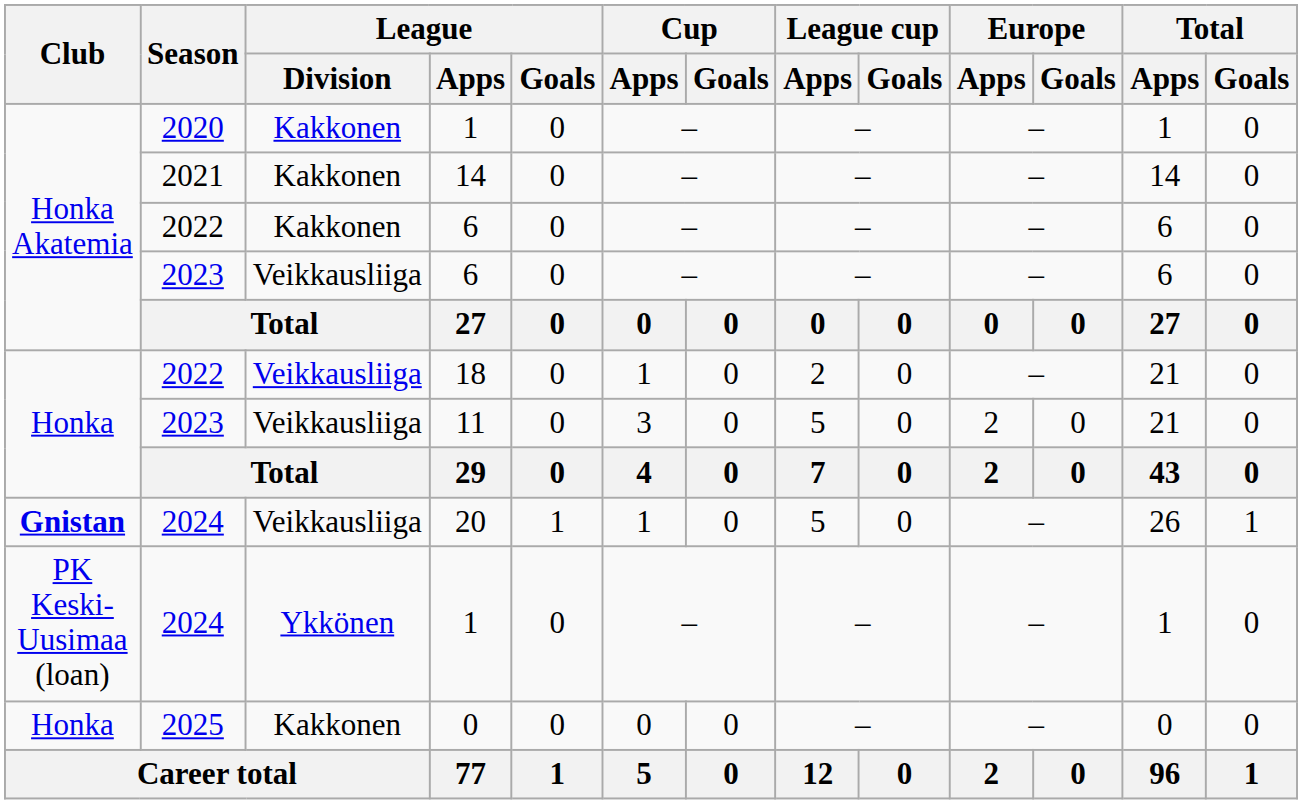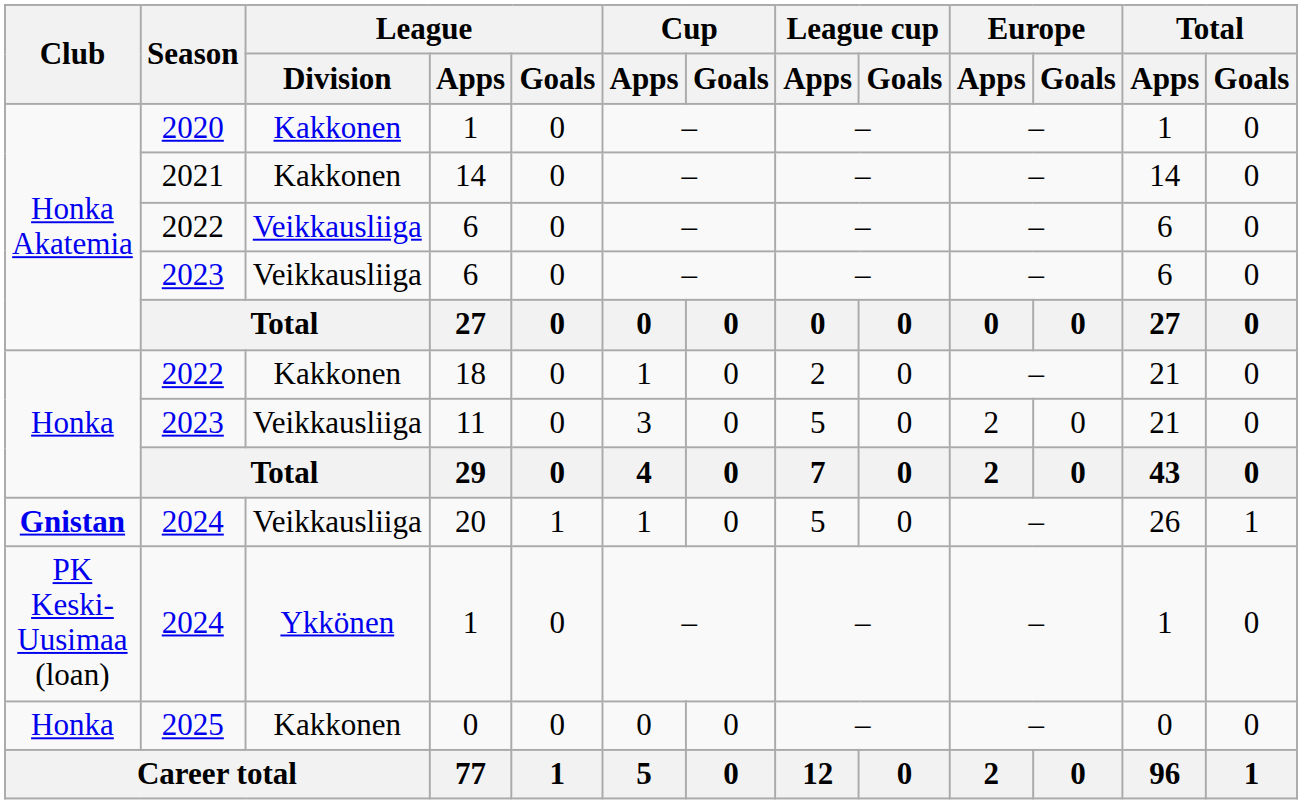(337, 226) Kakkonen -> (337, 226) Veikkausliiga
(337, 373) Veikkausliiga -> (337, 373) Kakkonen
